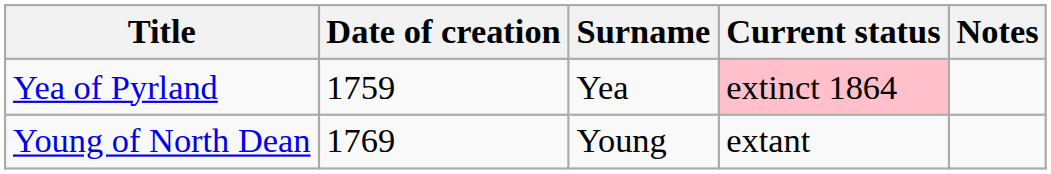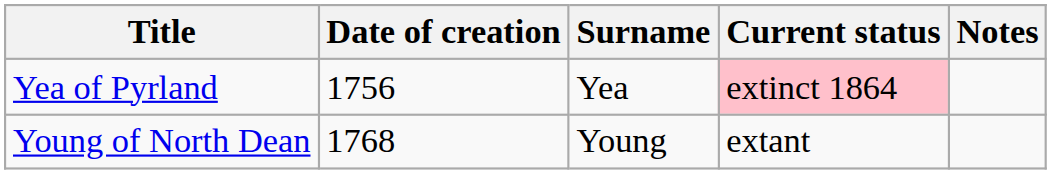(361, 86) 1759 -> (361, 86) 1756
(361, 140) 1769 -> (361, 140) 1768
